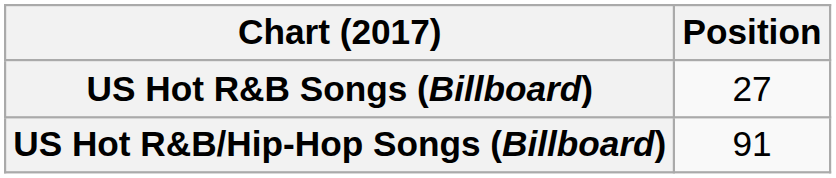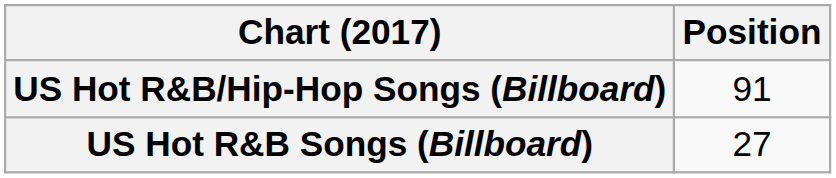rows swapped: (340, 88) <-> (340, 144)
